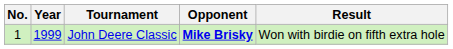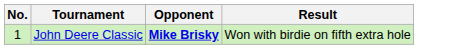- column: (48, 15)
